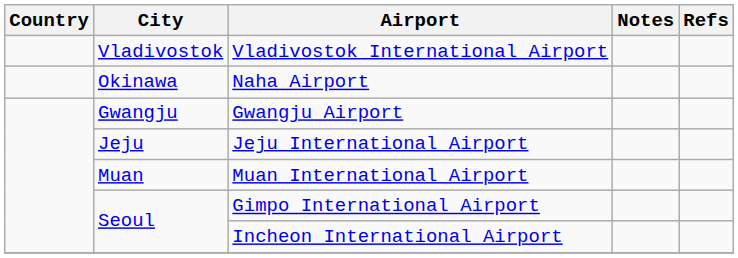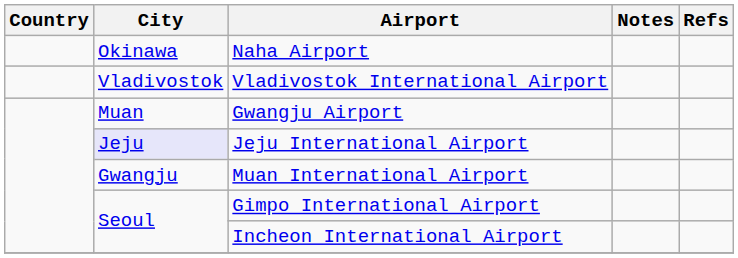rows swapped: (301, 82) <-> (420, 51)
(138, 113) Gwangju -> (121, 113) Muan
(121, 144) no background -> (121, 144) lavender background
(121, 175) Muan -> (138, 175) Gwangju
